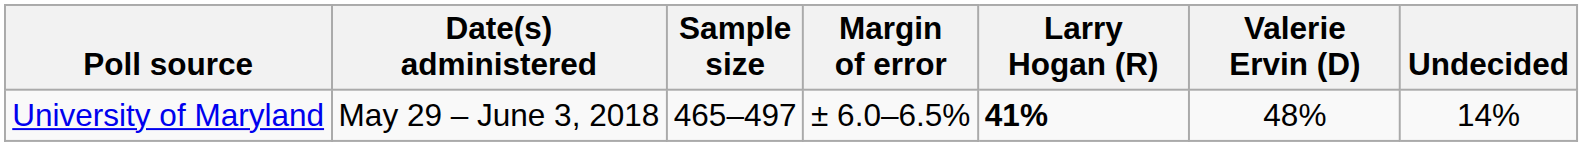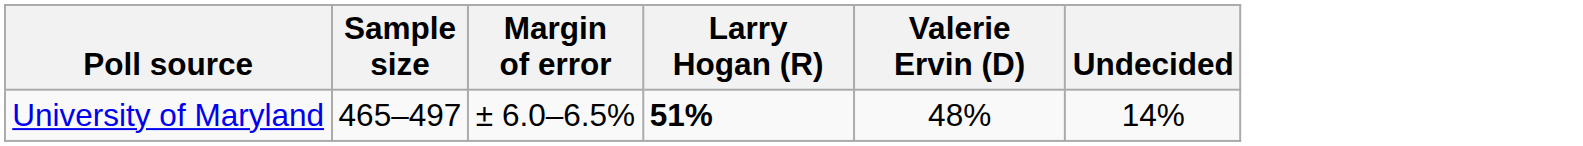- column: (499, 47)
(1016, 114) 41% -> (681, 114) 51%
